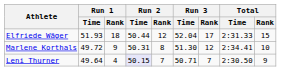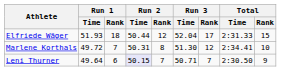(115, 47) 9 -> (115, 47) 7
(115, 60) 4 -> (115, 60) 6
